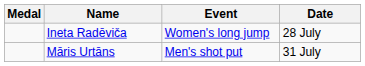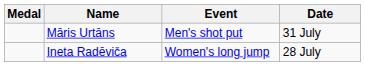rows swapped: (87, 33) <-> (81, 52)
